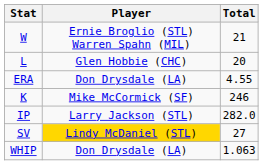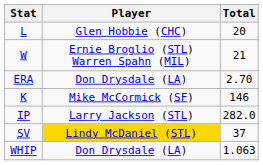rows swapped: (23, 37) <-> (23, 62)
(239, 79) 4.55 -> (239, 79) 2.70
(239, 97) 246 -> (239, 97) 146
(239, 133) 27 -> (239, 133) 37
